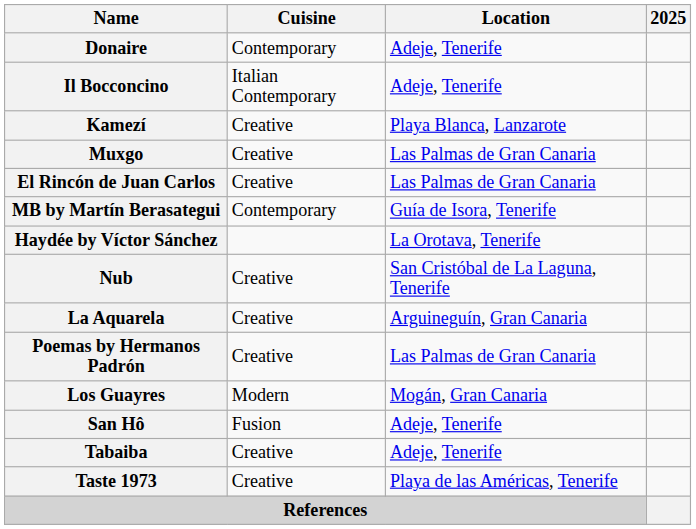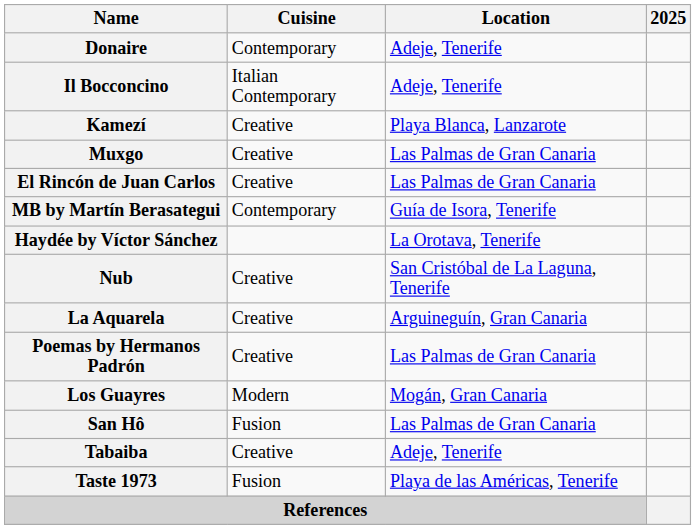(446, 423) Adeje, Tenerife -> (493, 423) Las Palmas de Gran Canaria
(262, 481) Creative -> (256, 481) Fusion
